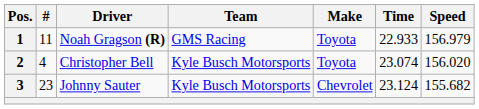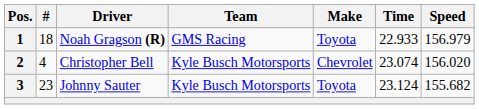(46, 39) 11 -> (46, 39) 18
(336, 62) Toyota -> (345, 62) Chevrolet
(345, 86) Chevrolet -> (336, 86) Toyota
